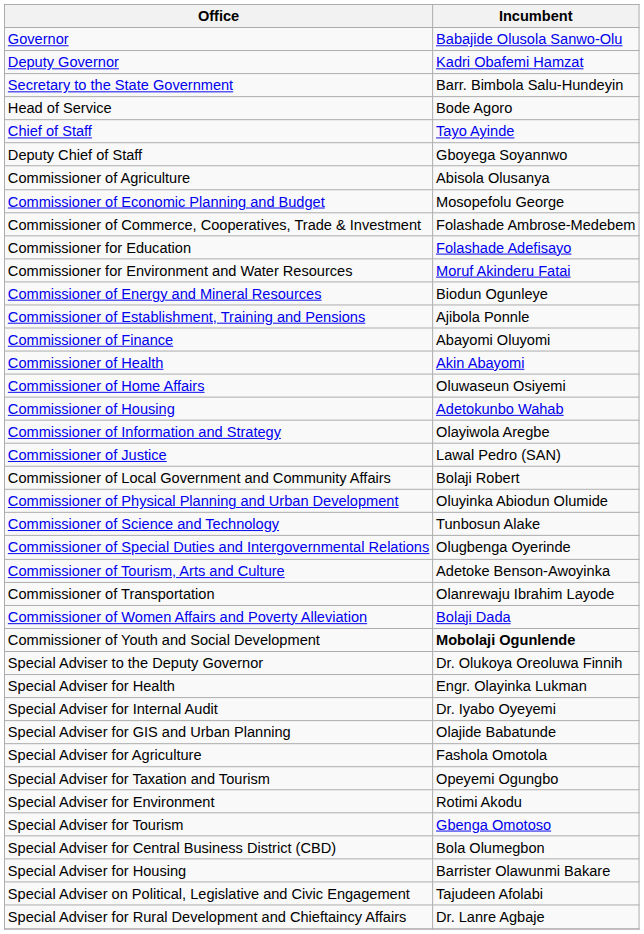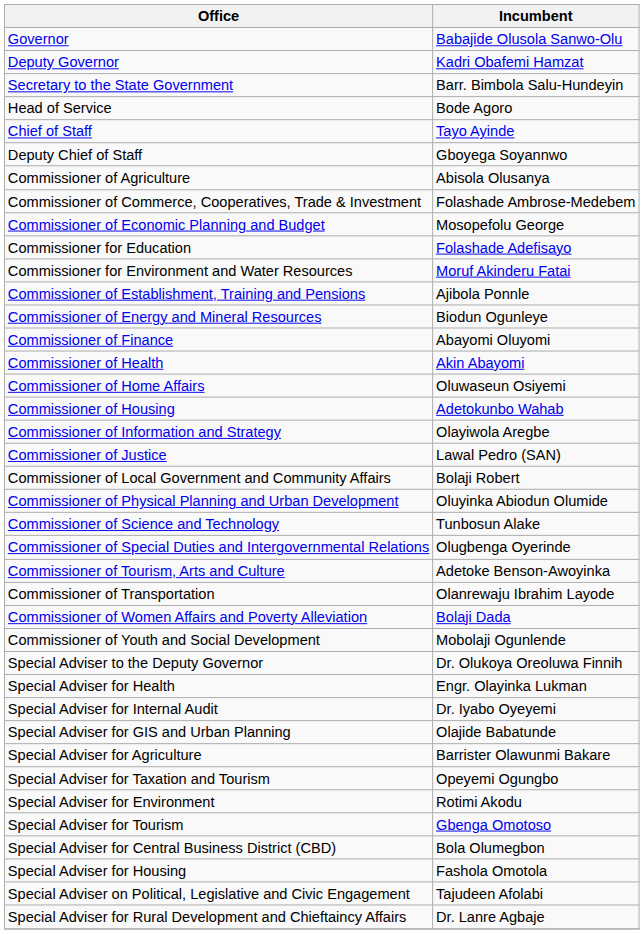rows swapped: (215, 224) <-> (166, 201)
rows swapped: (165, 293) <-> (187, 317)
(506, 640) bold -> (501, 640) normal
(492, 755) Fashola Omotola -> (523, 755) Barrister Olawunmi Bakare
(523, 871) Barrister Olawunmi Bakare -> (492, 871) Fashola Omotola
